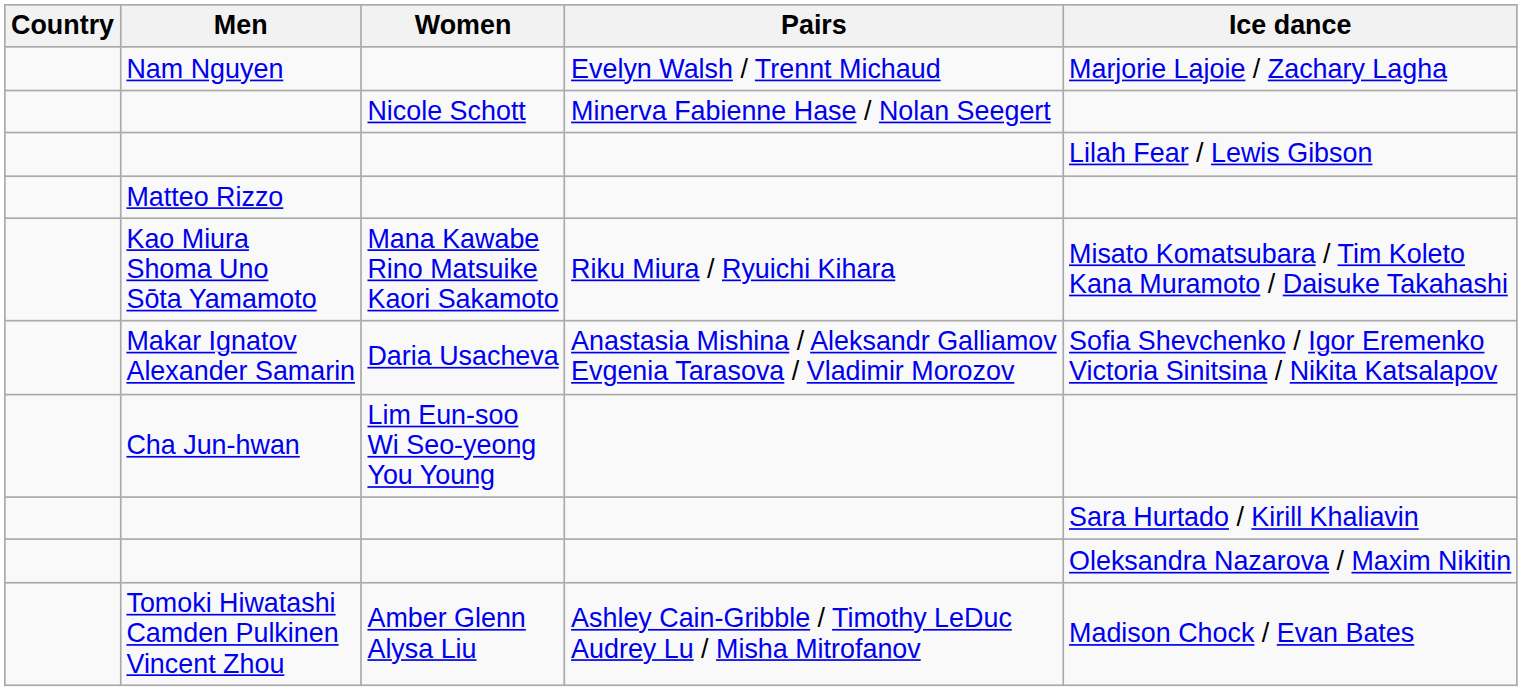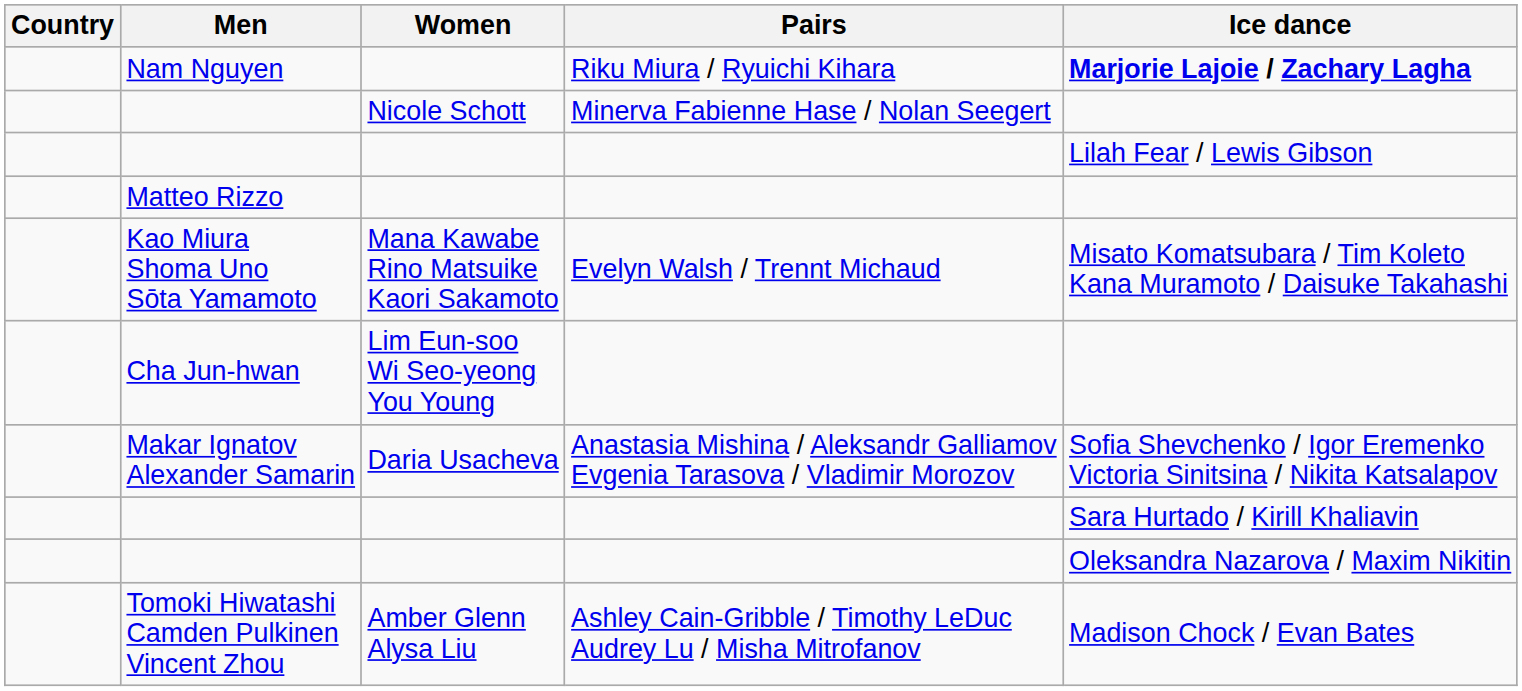(756, 68) Evelyn Walsh / Trennt Michaud -> (733, 68) Riku Miura / Ryuichi Kihara
(1258, 68) normal -> (1270, 68) bold
(733, 269) Riku Miura / Ryuichi Kihara -> (756, 269) Evelyn Walsh / Trennt Michaud
rows swapped: (241, 357) <-> (213, 445)
